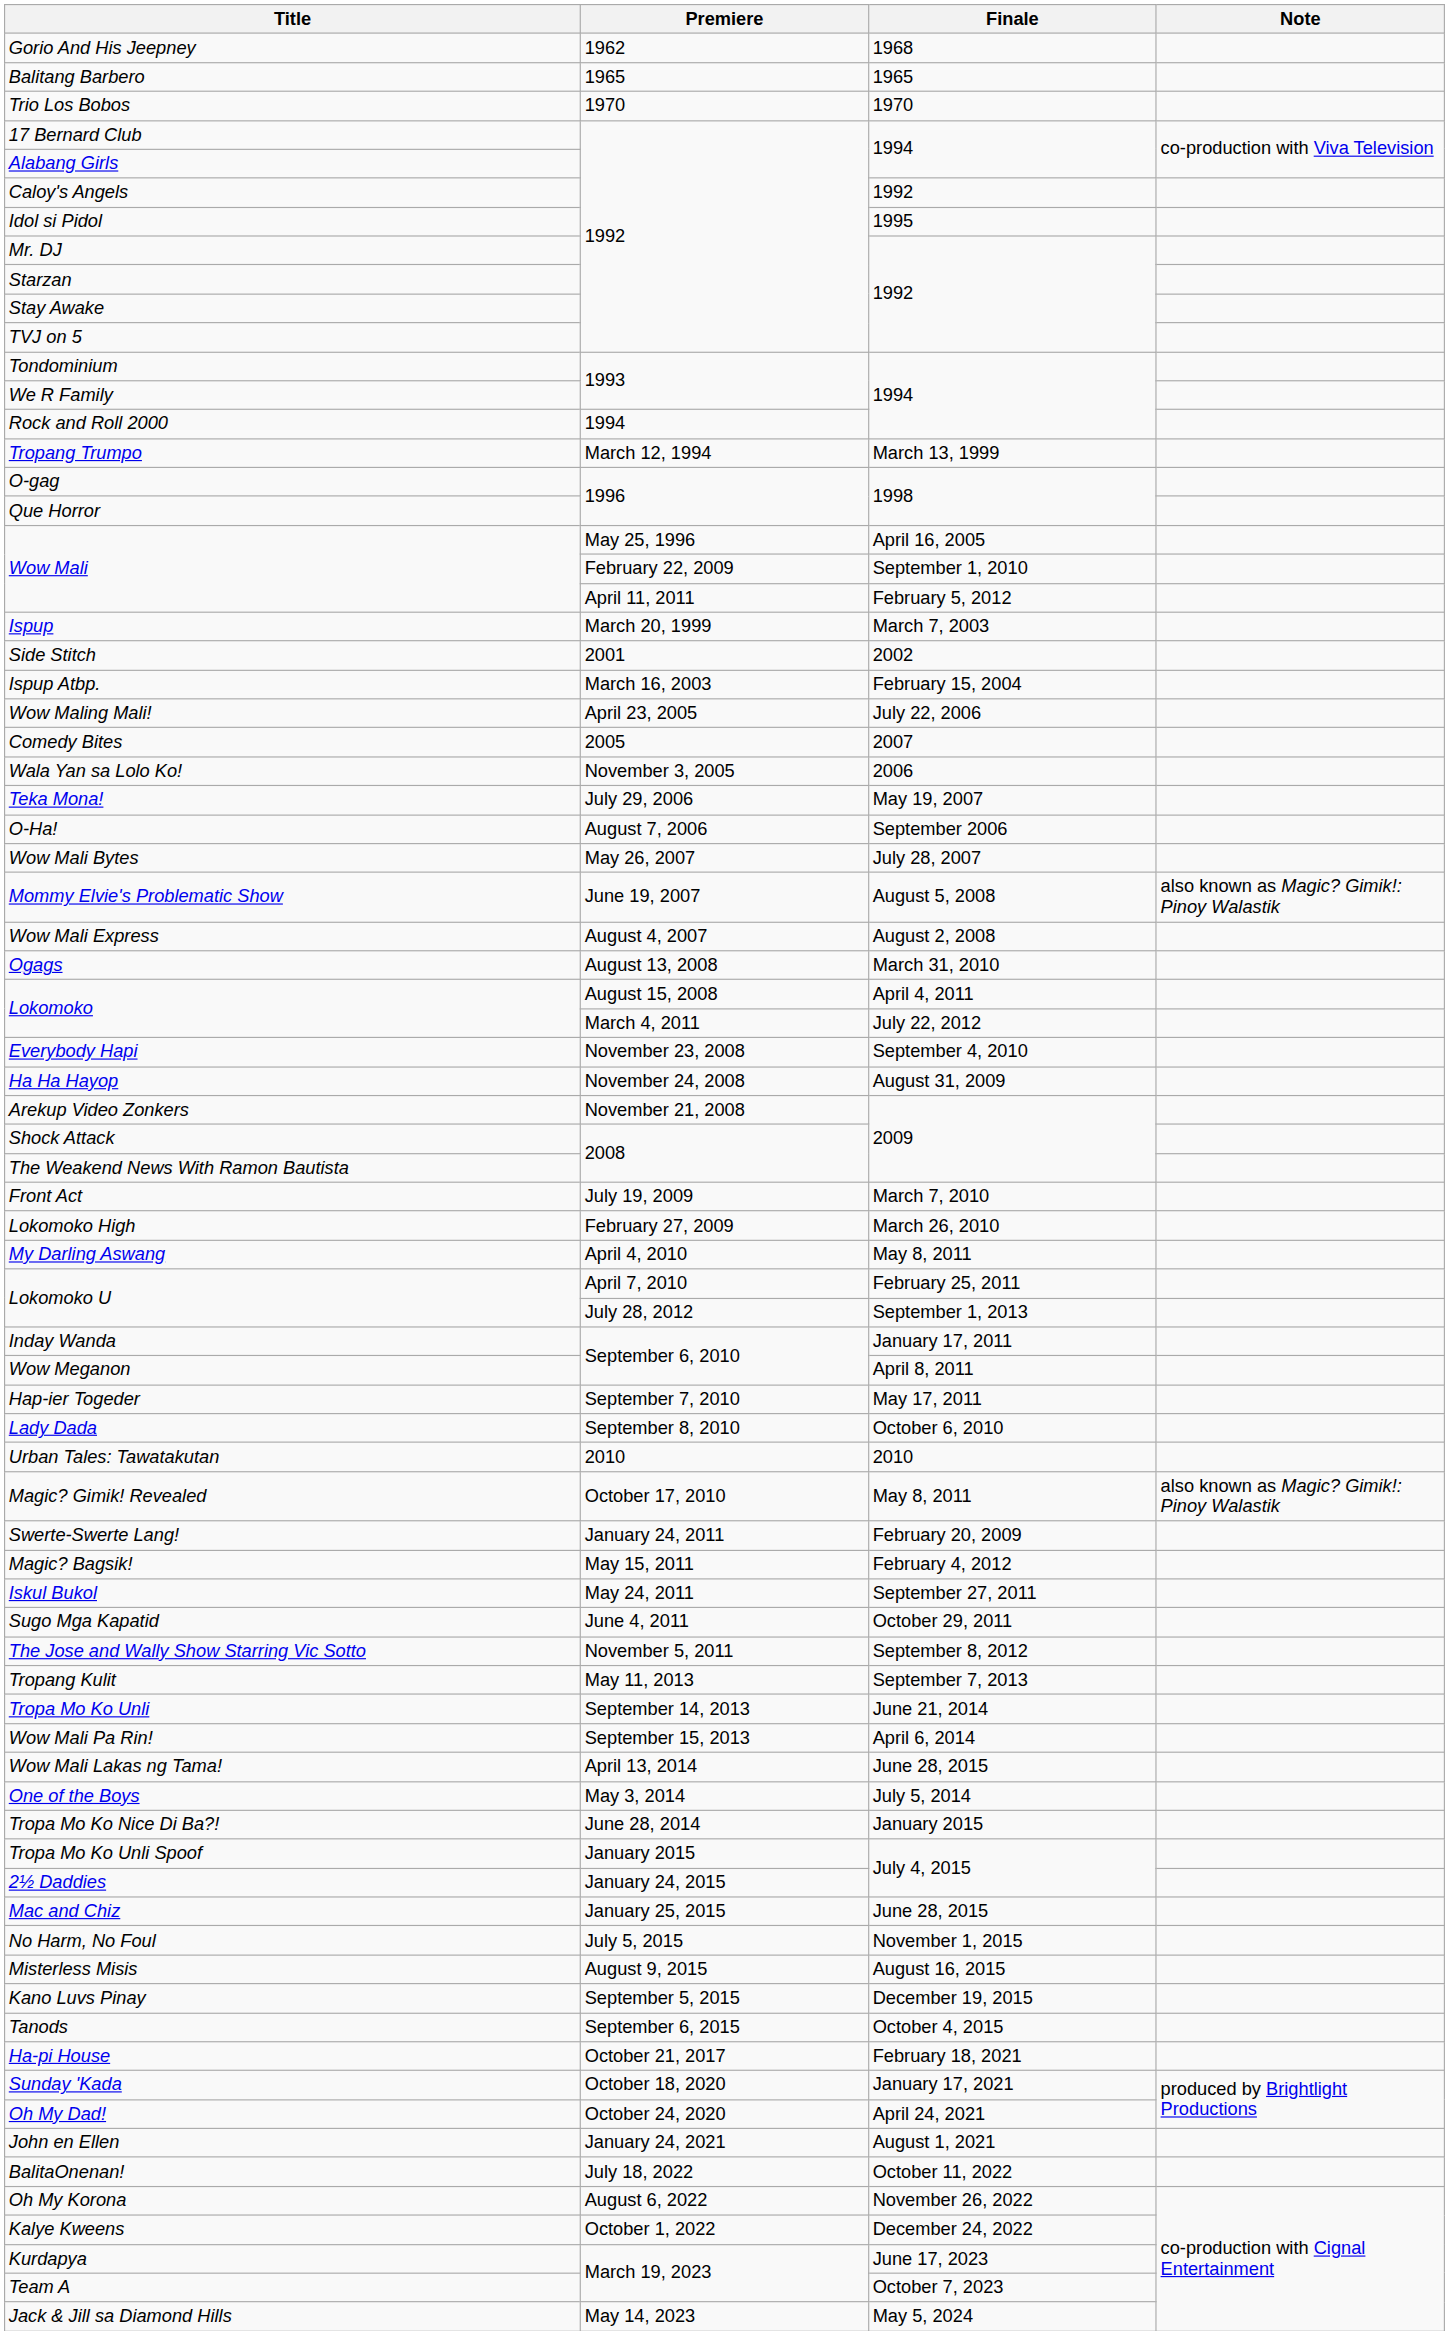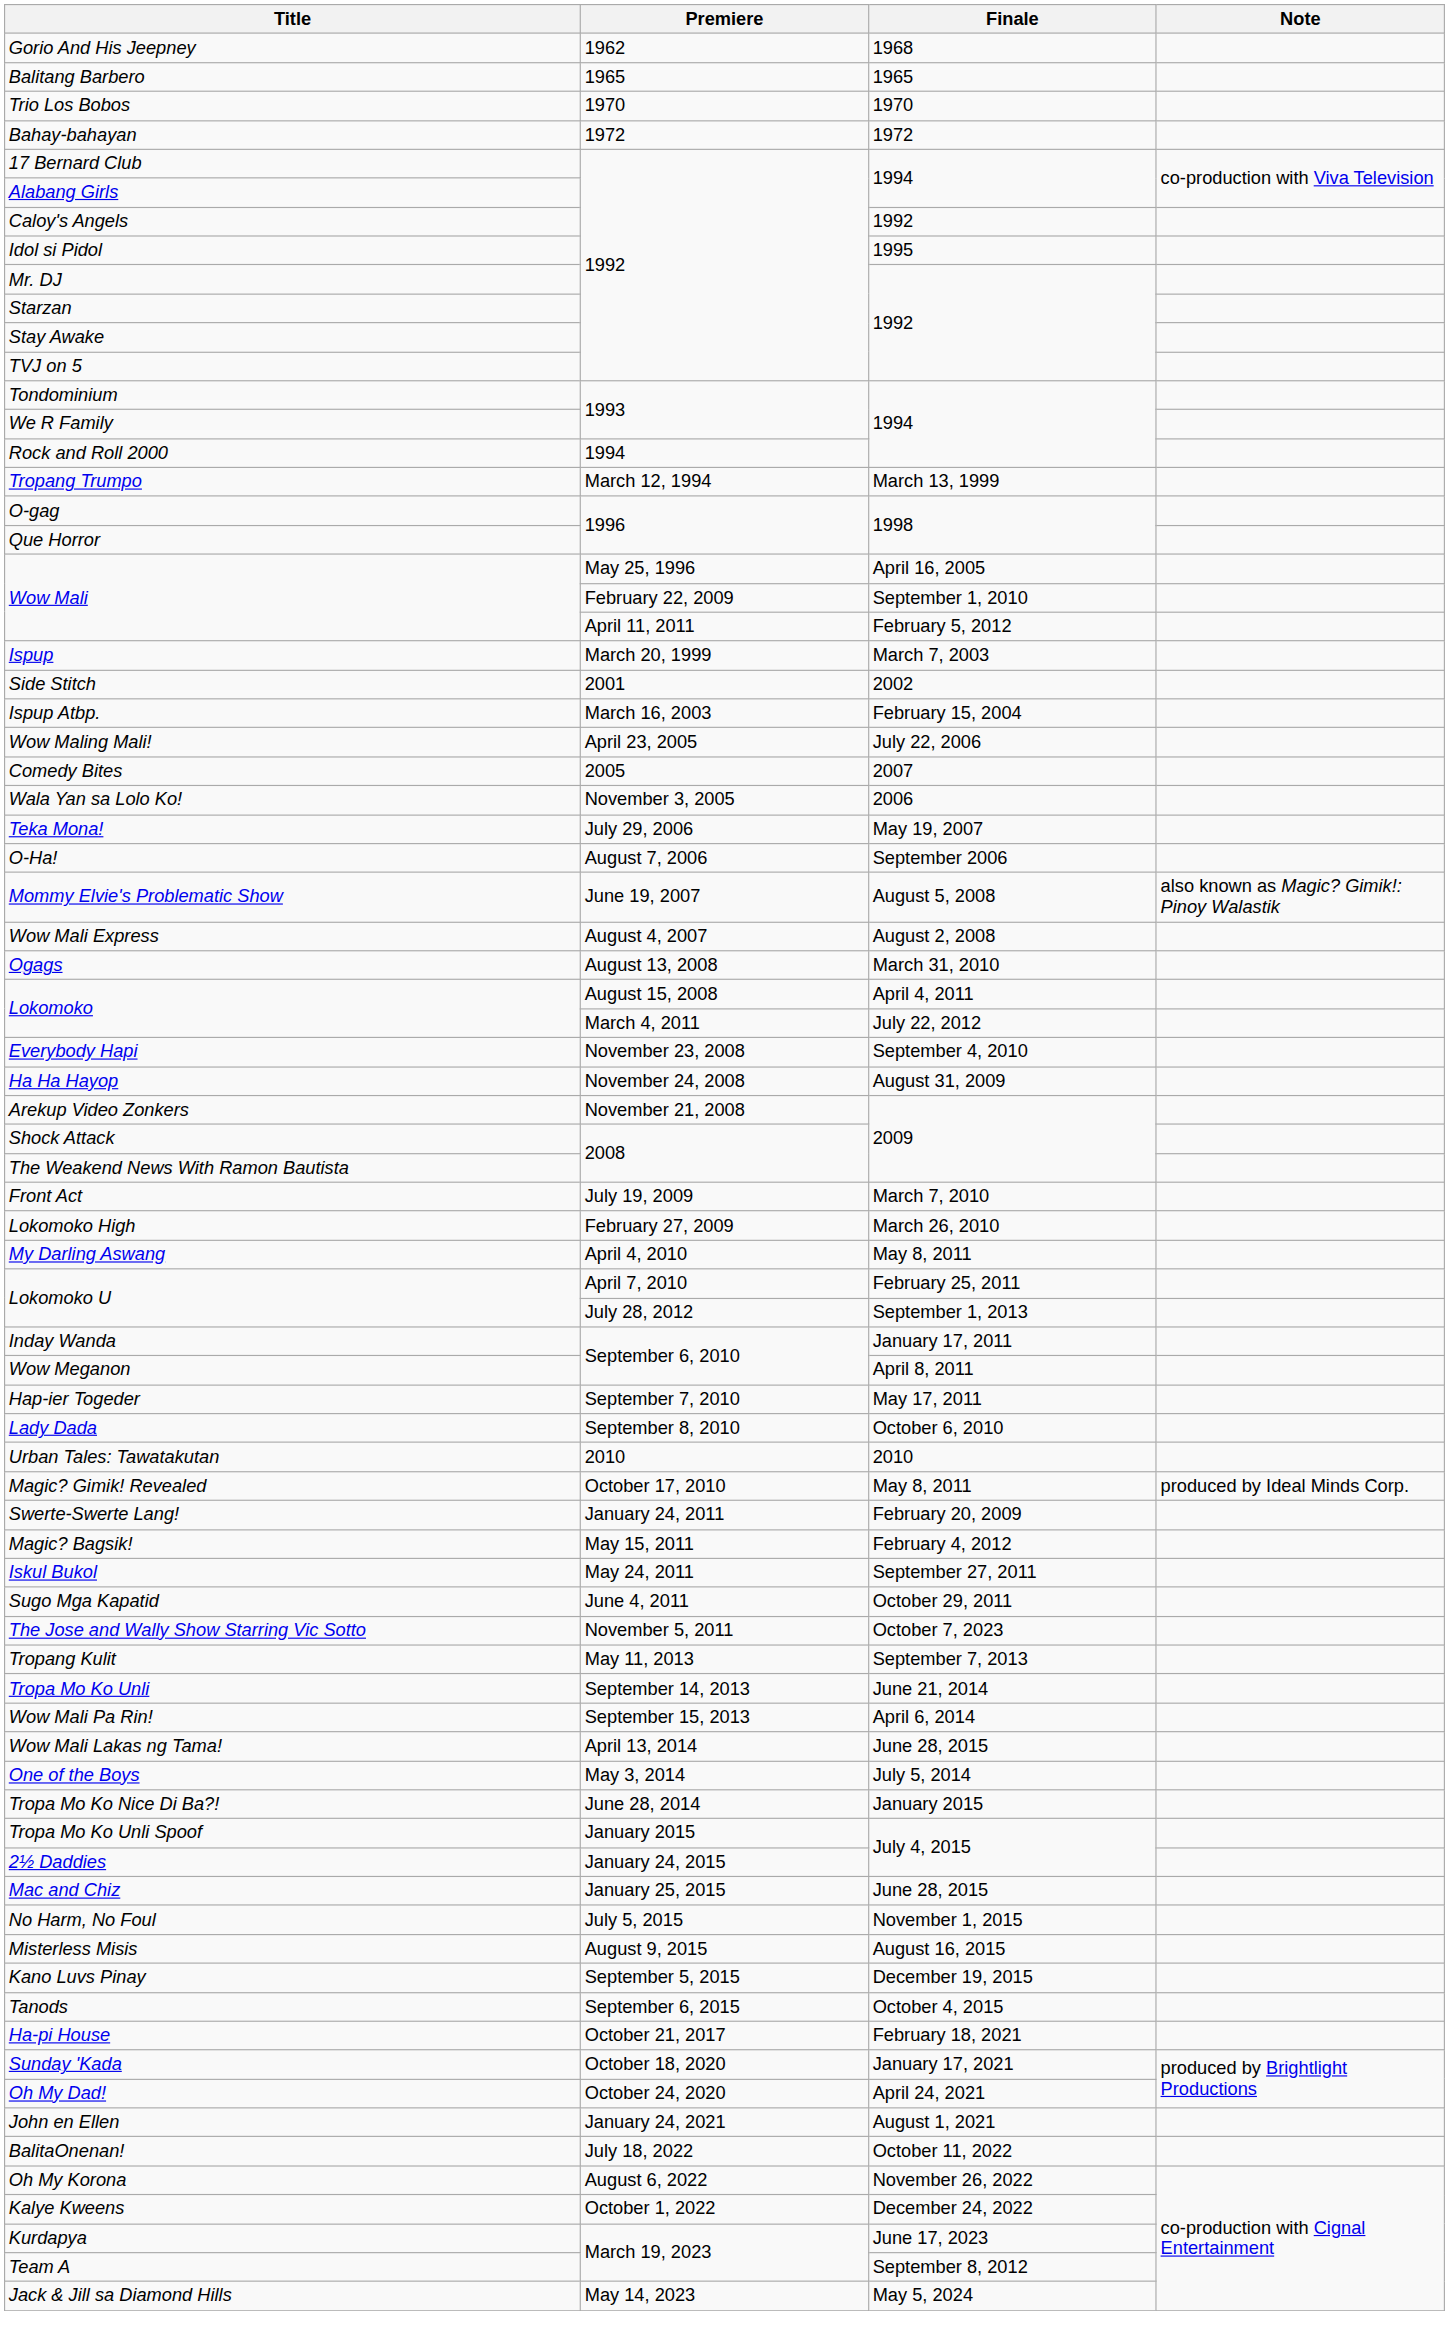+ row: (73, 134)
- row: (74, 857)
(1281, 1496) also known as Magic? Gimik!: Pinoy Walastik -> (1285, 1485) produced by Ideal Minds Corp.
(950, 1651) September 8, 2012 -> (938, 1630) October 7, 2023
(938, 2287) October 7, 2023 -> (950, 2266) September 8, 2012
